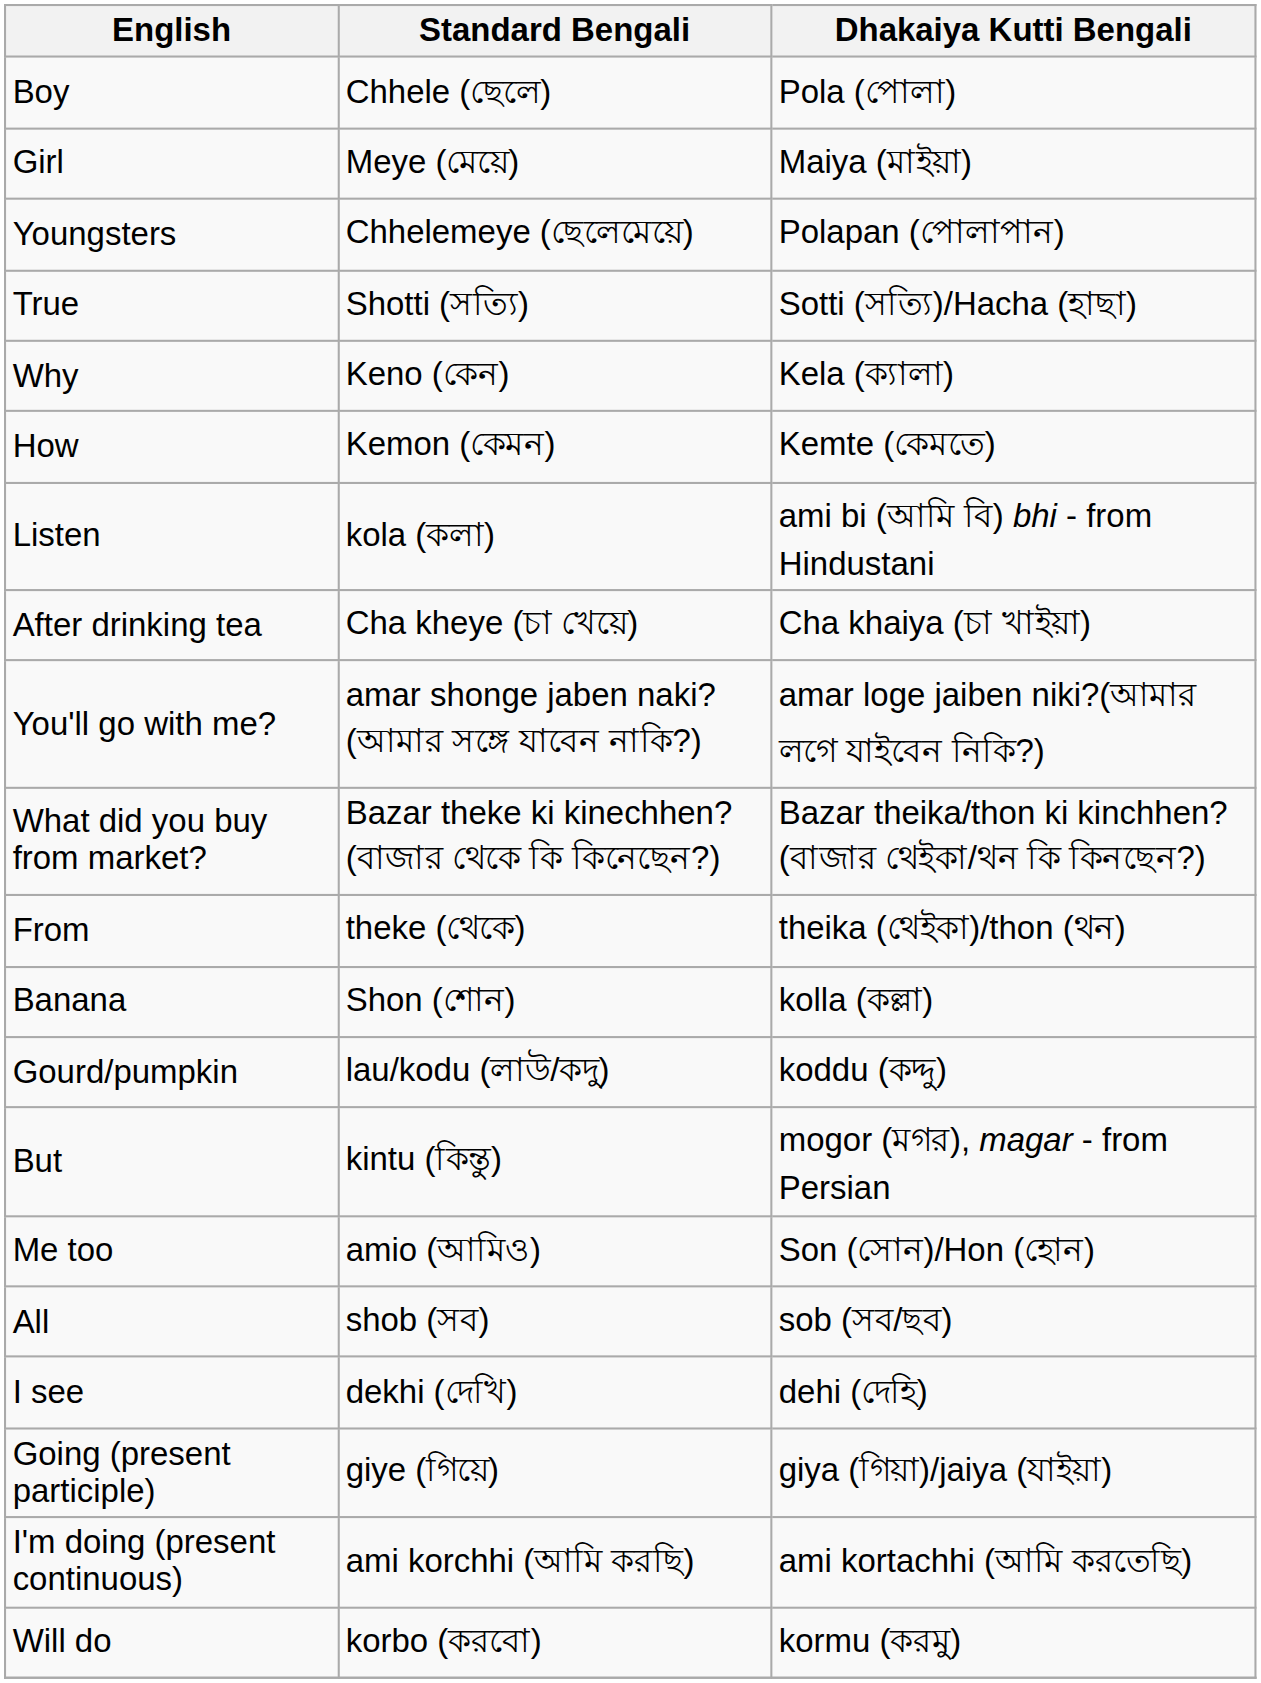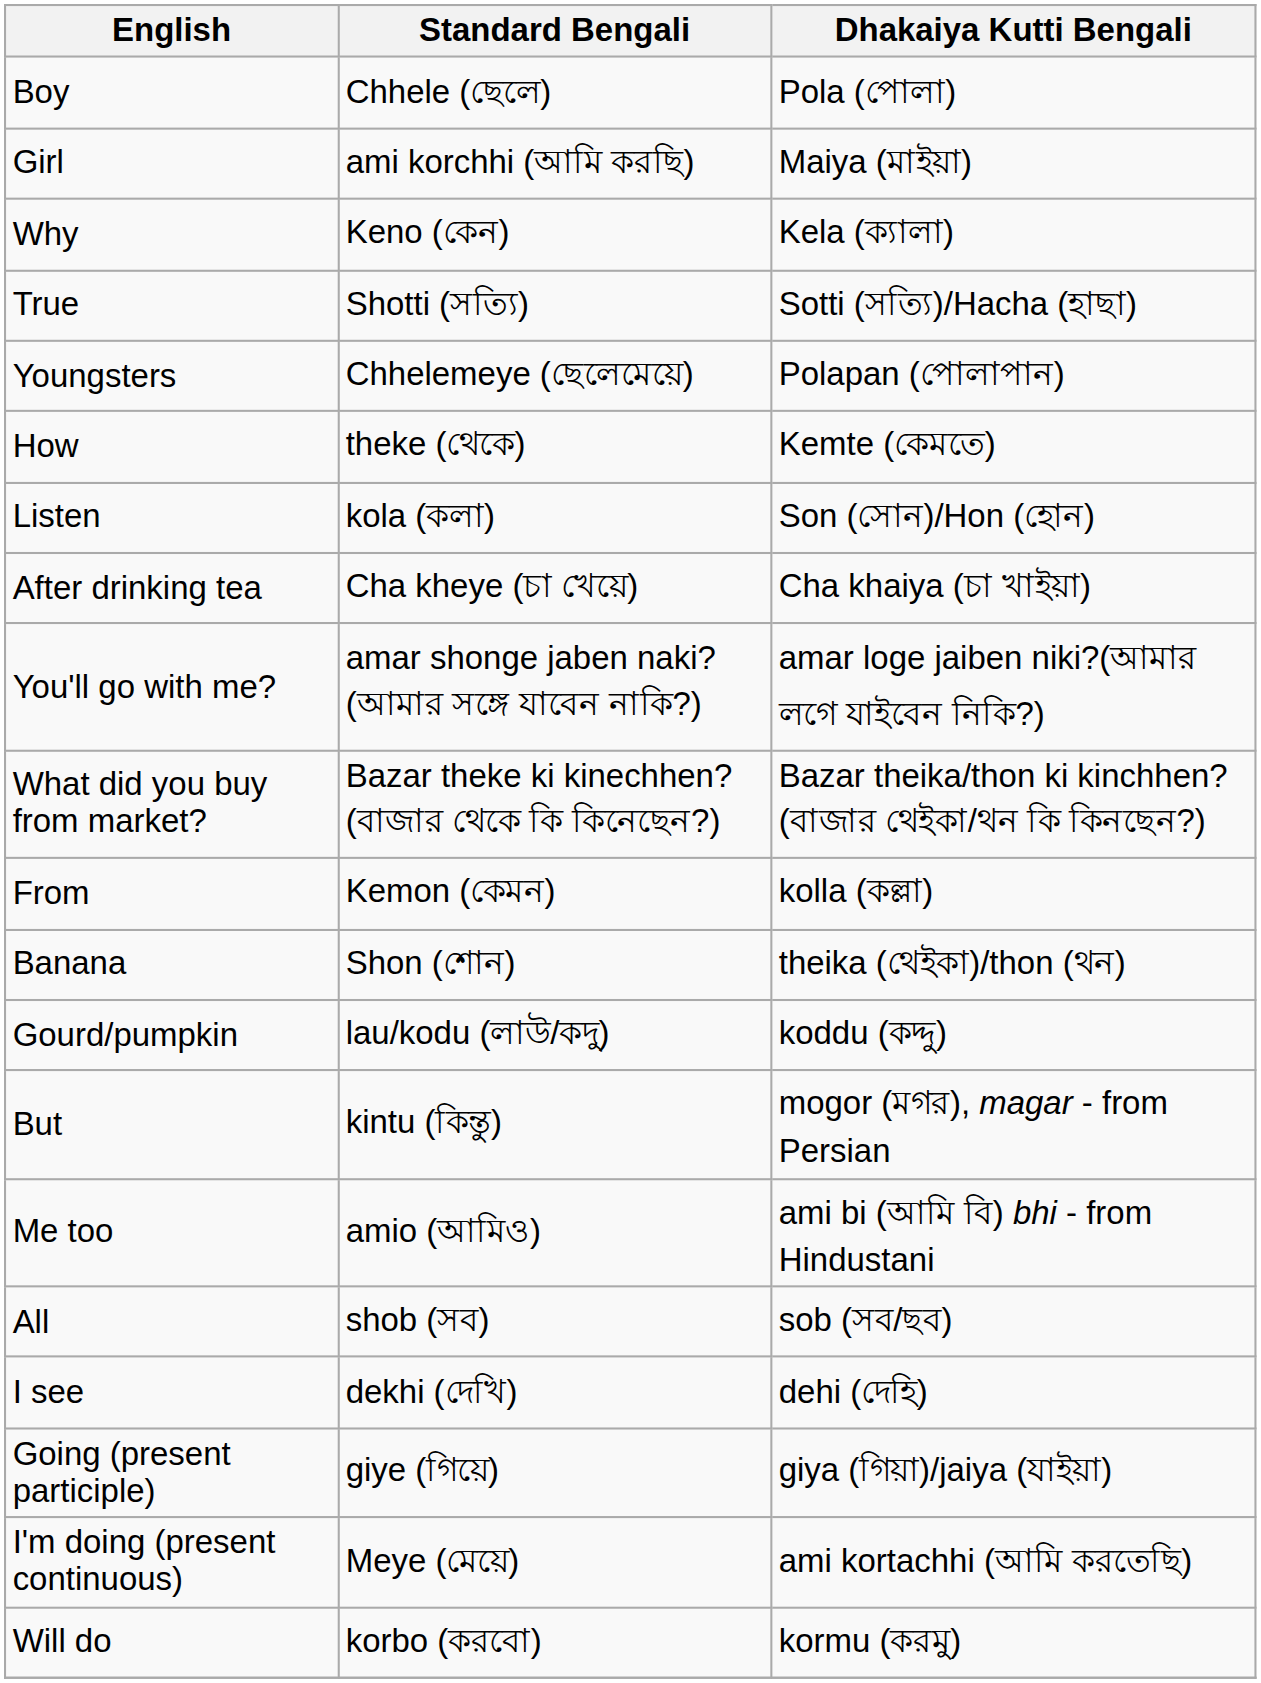(432, 161) Meye (মেয়ে) -> (520, 161) ami korchhi (আমি করছি)
rows swapped: (94, 233) <-> (46, 375)
(451, 445) Kemon (কেমন) -> (436, 445) theke (থেকে)
(965, 539) ami bi (আমি বি) bhi - from Hindustani -> (937, 516) Son (সোন)/Hon (হোন)
(436, 929) theke (থেকে) -> (451, 891) Kemon (কেমন)
(952, 929) theika (থেইকা)/thon (থন) -> (856, 891) kolla (কল্লা)
(856, 999) kolla (কল্লা) -> (952, 962) theika (থেইকা)/thon (থন)
(937, 1249) Son (সোন)/Hon (হোন) -> (965, 1235) ami bi (আমি বি) bhi - from Hindustani
(520, 1560) ami korchhi (আমি করছি) -> (432, 1560) Meye (মেয়ে)
